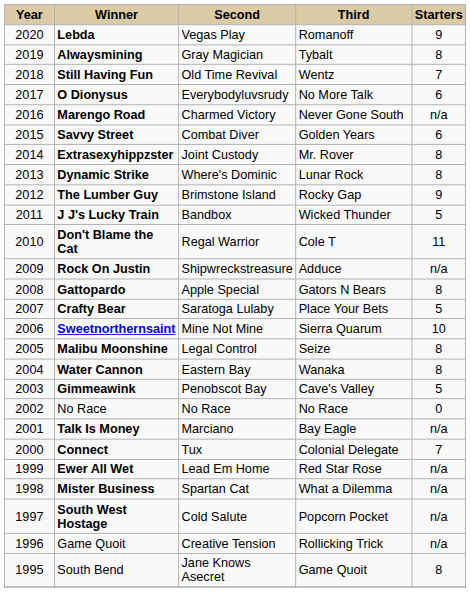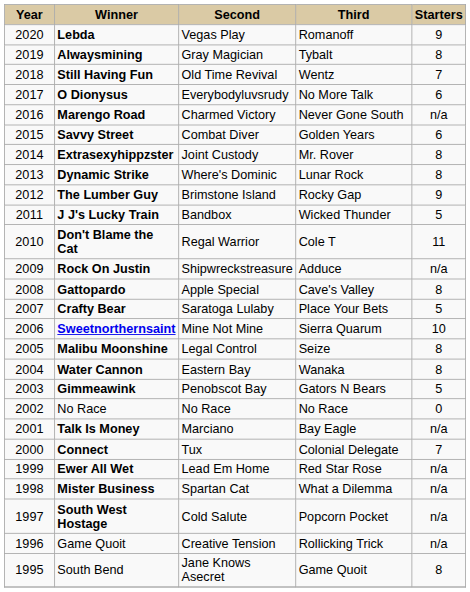(342, 289) Gators N Bears -> (336, 289) Cave's Valley
(336, 389) Cave's Valley -> (342, 389) Gators N Bears
